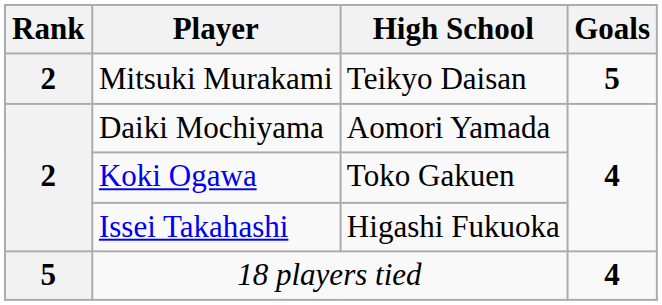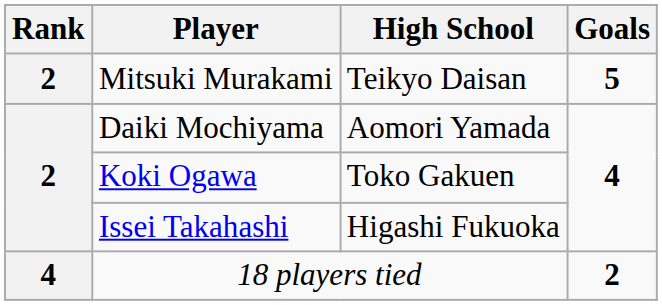(48, 275) 5 -> (48, 275) 4
(612, 275) 4 -> (612, 275) 2
